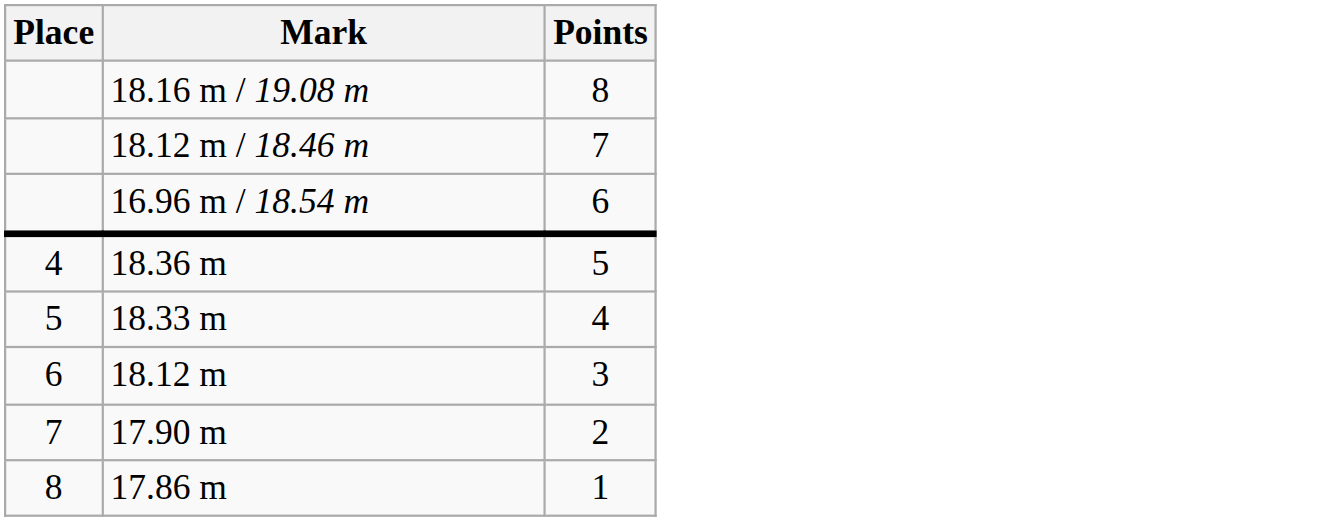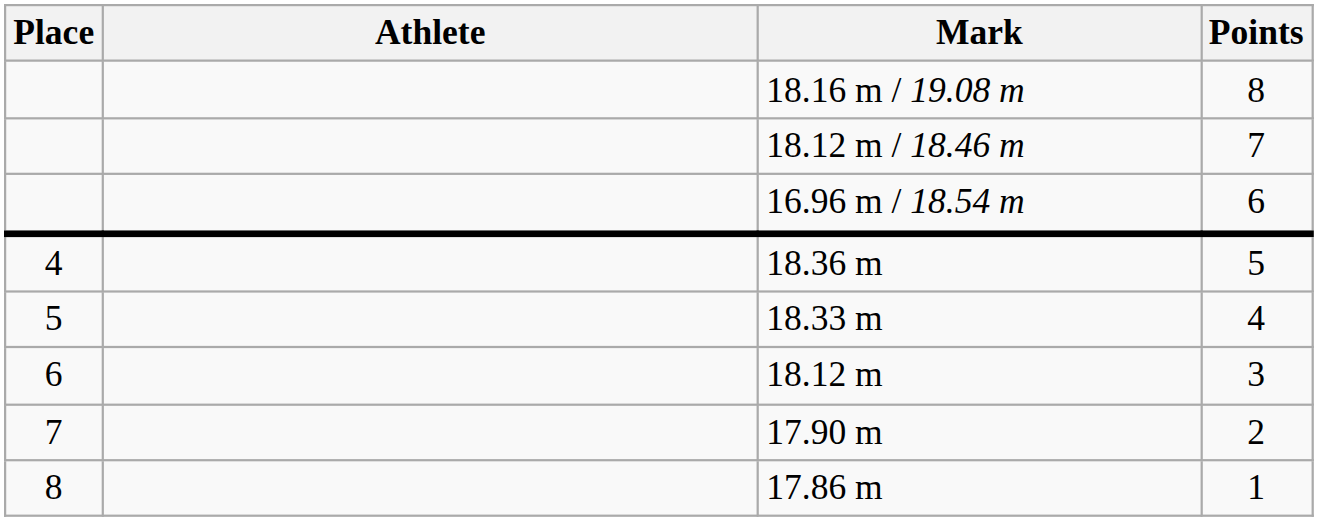+ column: (430, 32)
